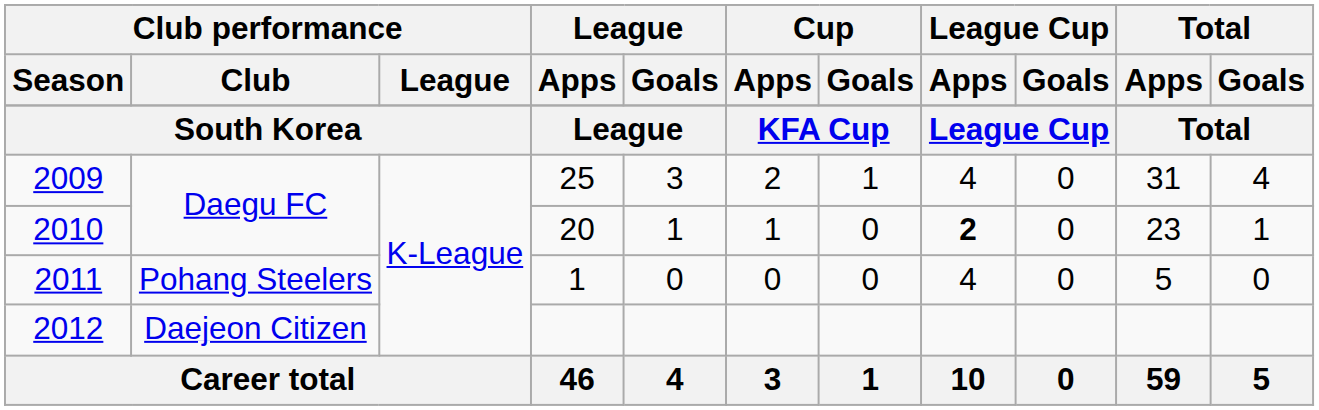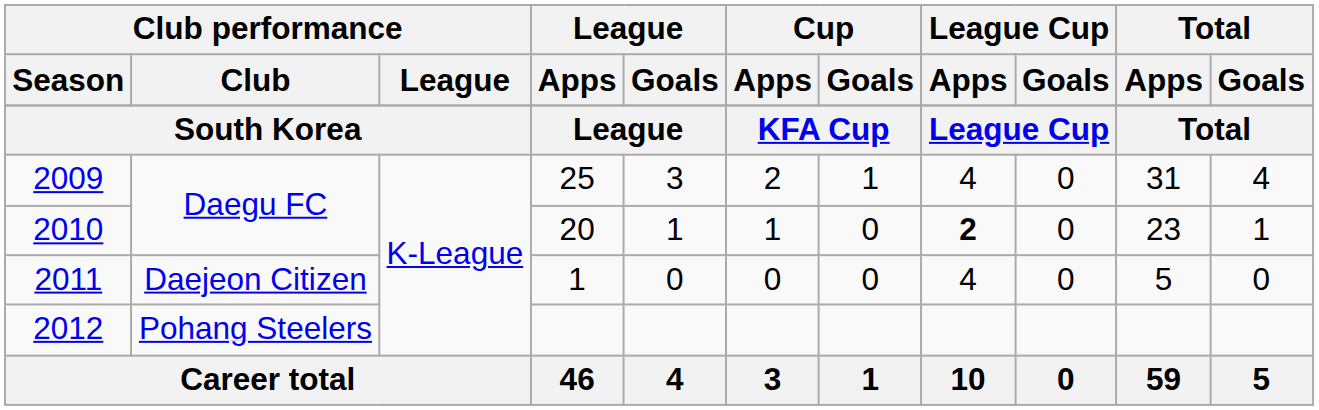(255, 279) Pohang Steelers -> (255, 279) Daejeon Citizen
(255, 329) Daejeon Citizen -> (255, 329) Pohang Steelers
